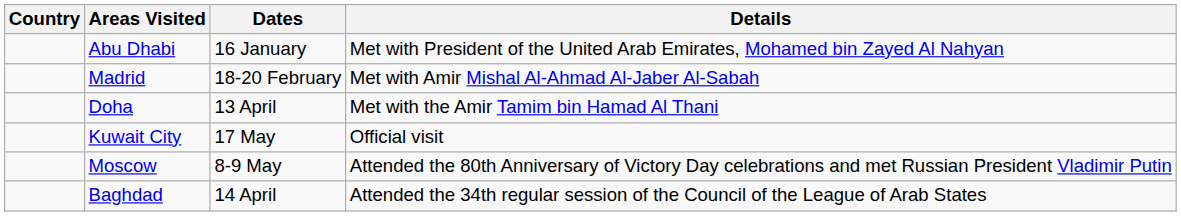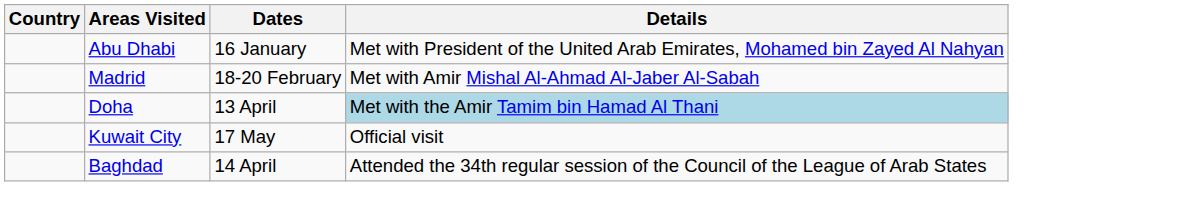(534, 107) no background -> (534, 107) lightblue background
- row: (123, 166)
